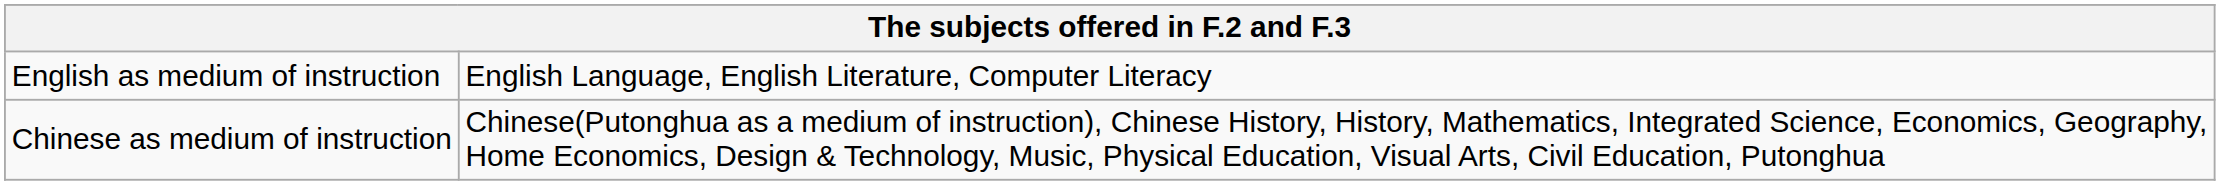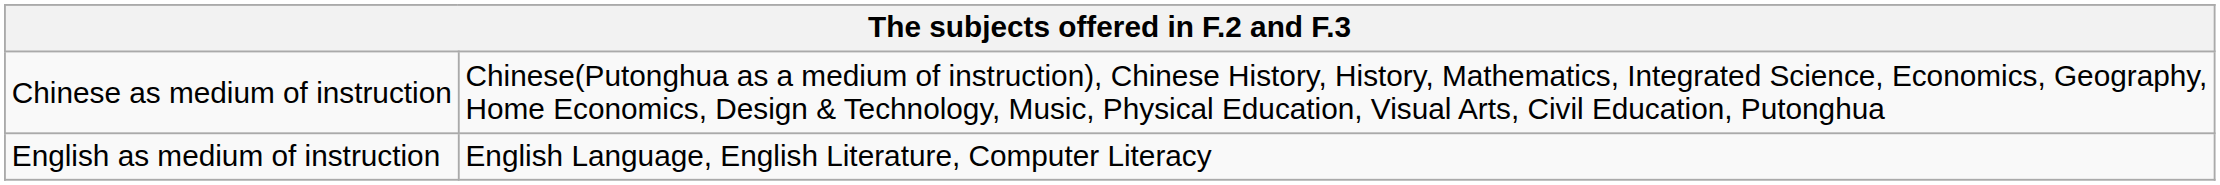rows swapped: (232, 139) <-> (226, 75)
